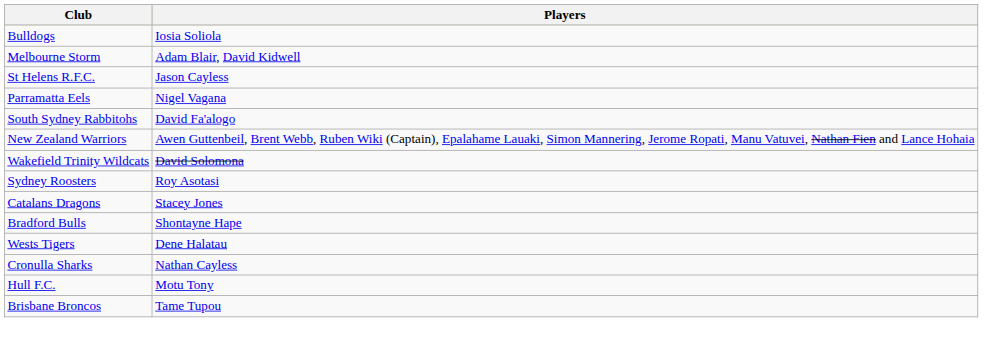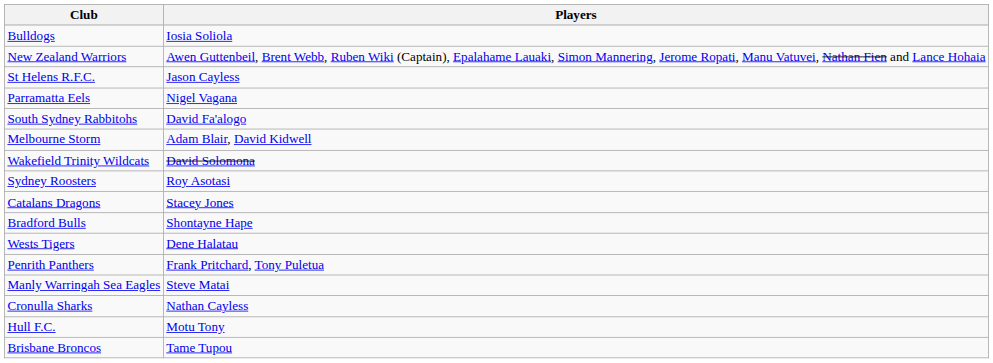rows swapped: (54, 56) <-> (67, 139)
+ row: (51, 264)
+ row: (84, 285)
